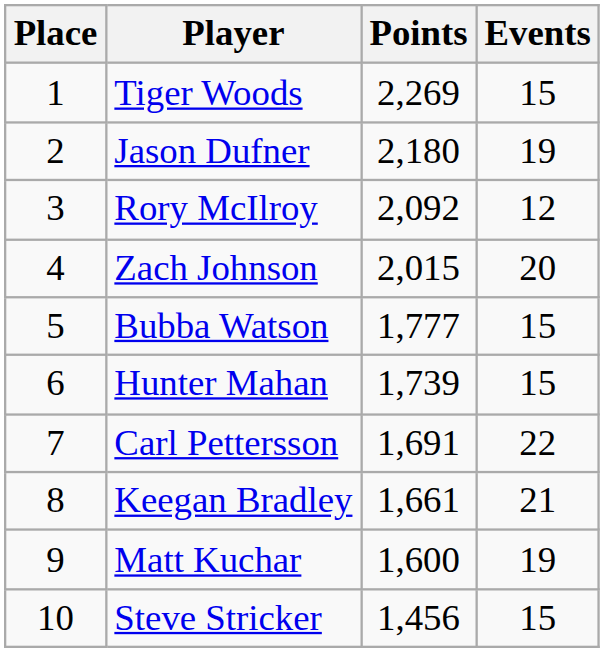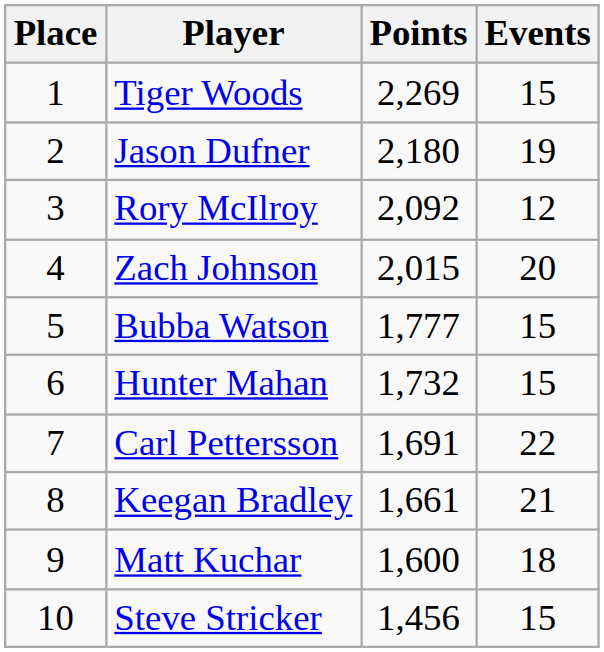(418, 383) 1,739 -> (418, 383) 1,732
(538, 558) 19 -> (538, 558) 18
